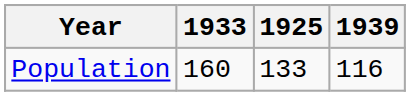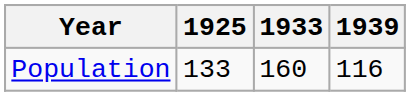columns swapped: (291, 27) <-> (215, 27)
